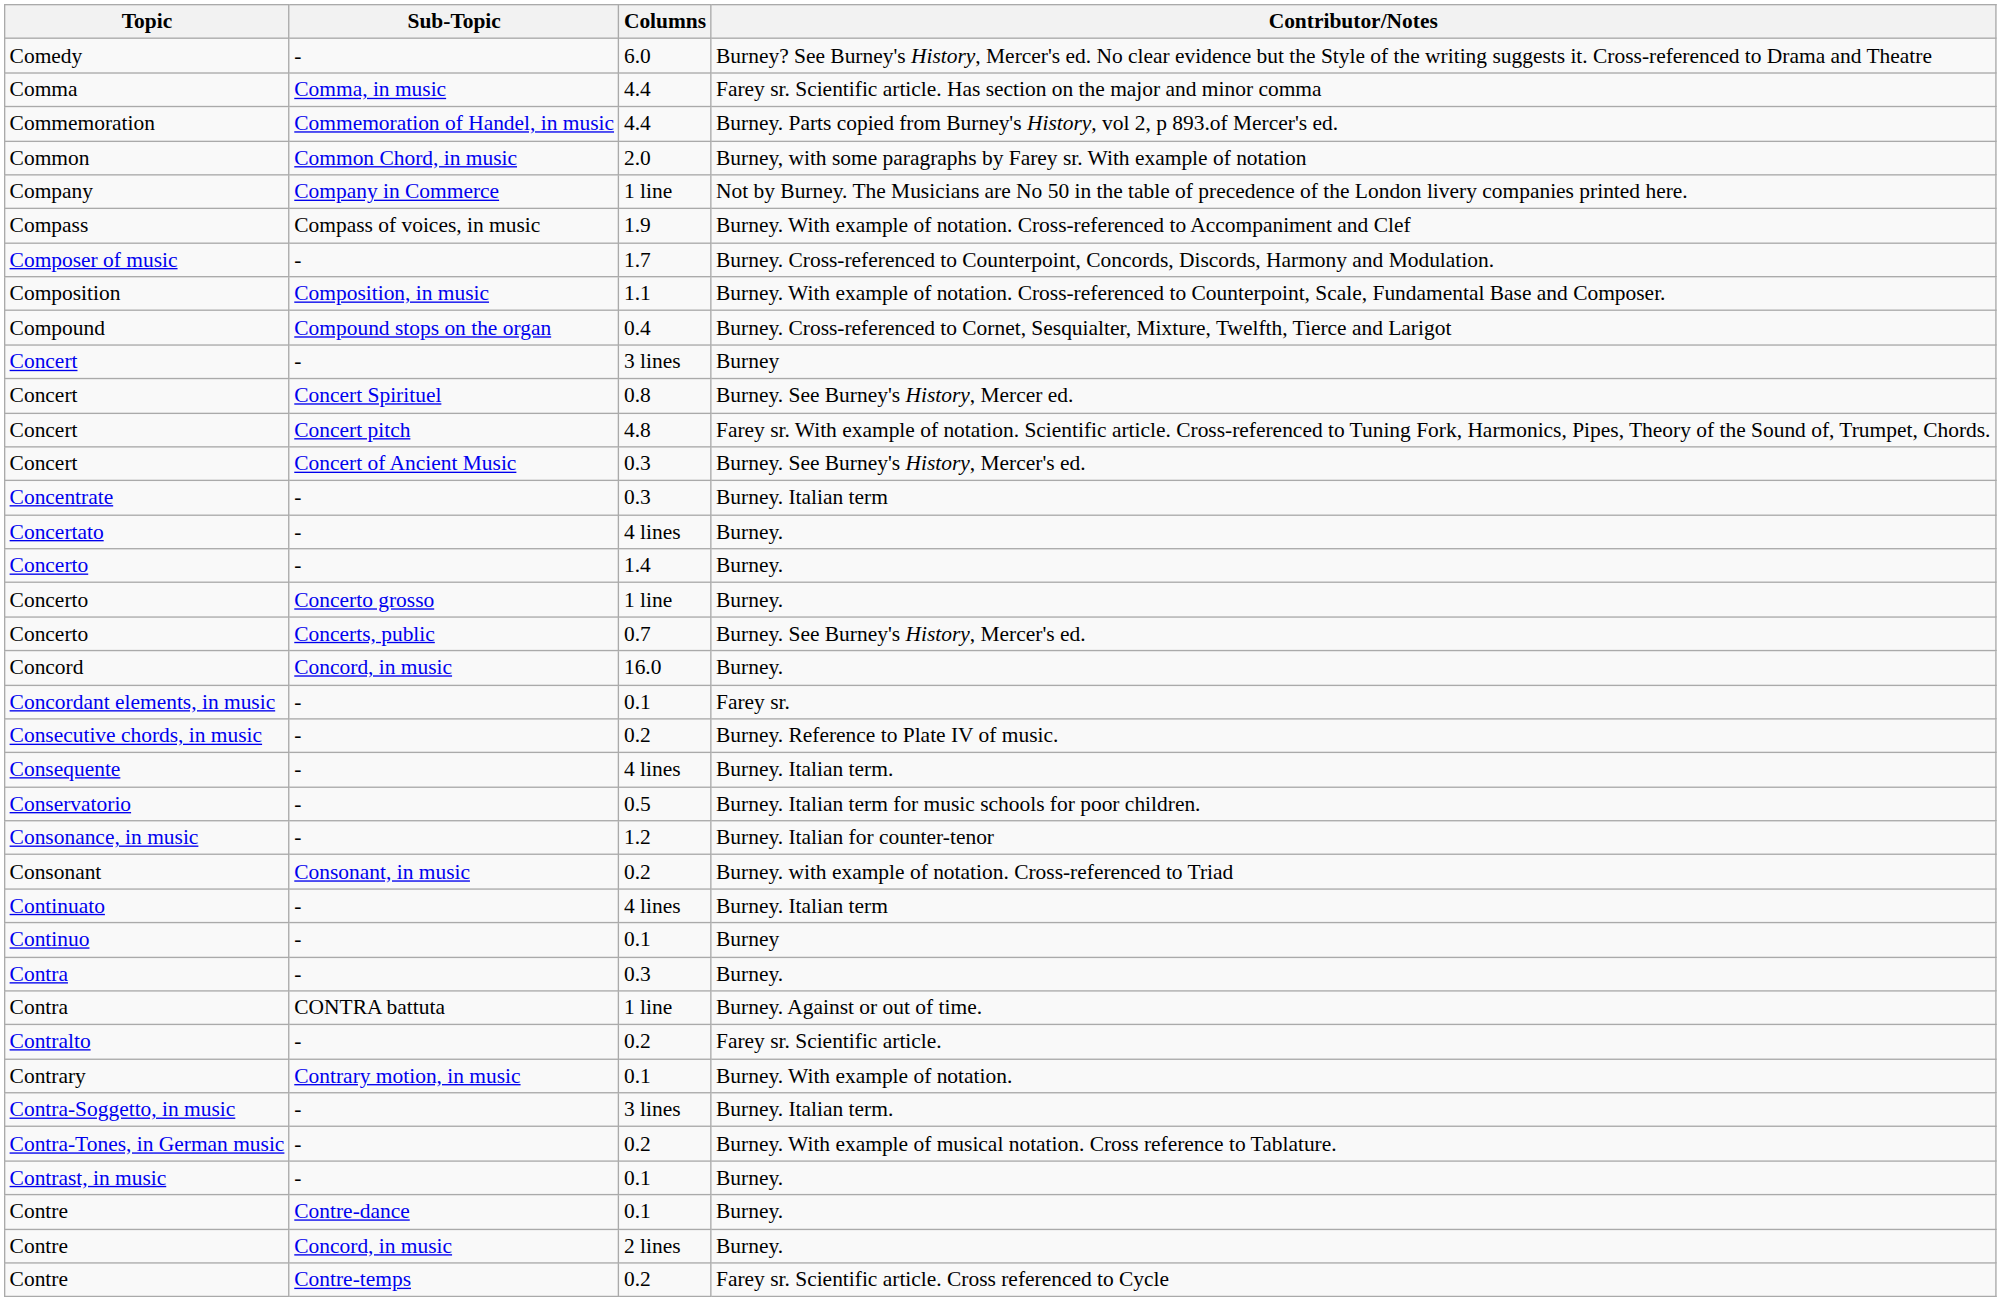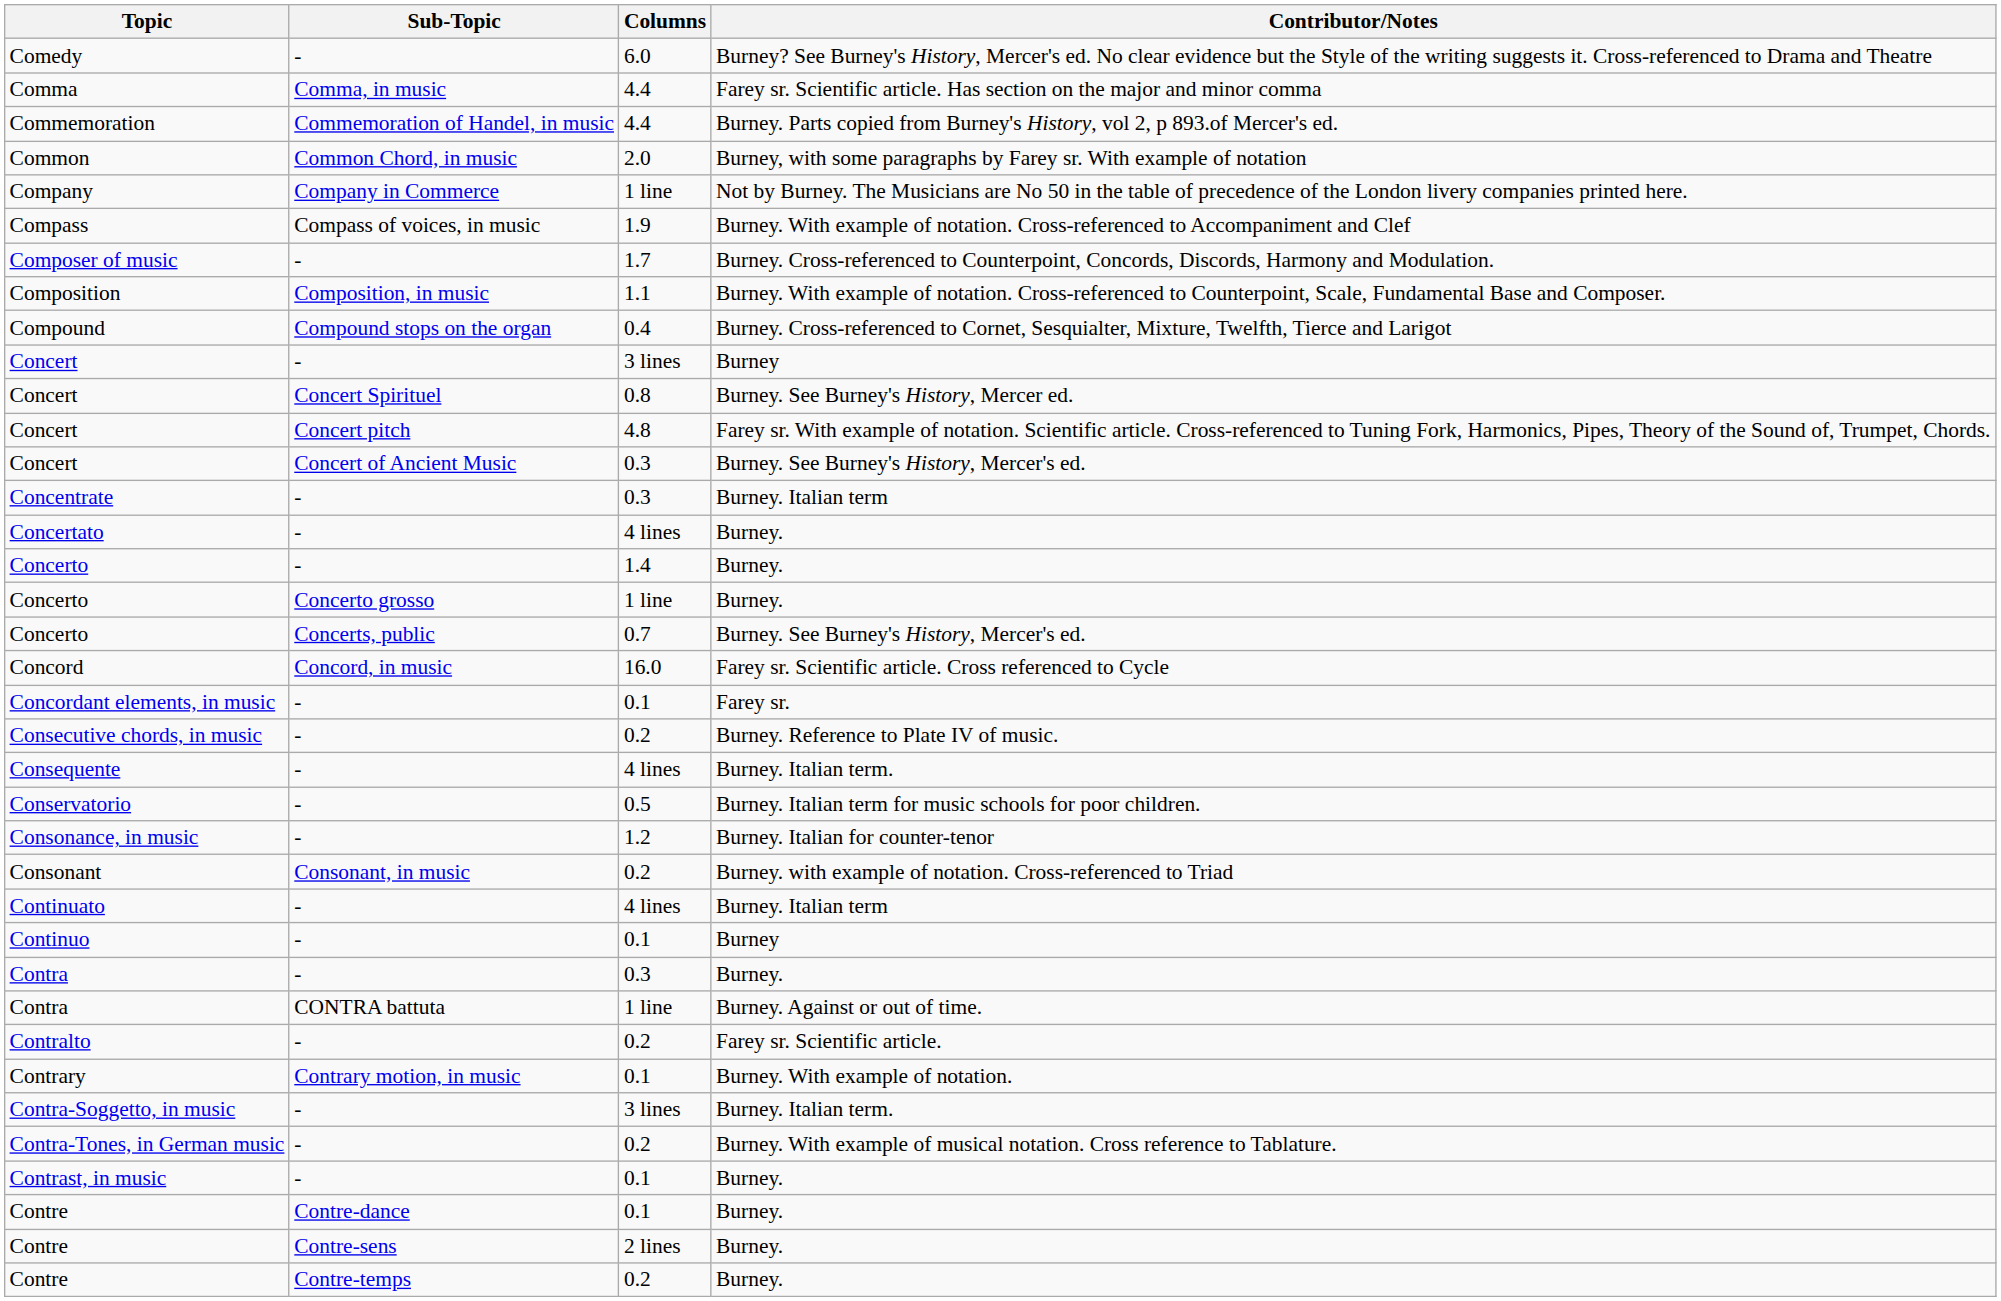(750, 667) Burney. -> (943, 667) Farey sr. Scientific article. Cross referenced to Cycle
(373, 1245) Concord, in music -> (345, 1245) Contre-sens
(943, 1279) Farey sr. Scientific article. Cross referenced to Cycle -> (750, 1279) Burney.
